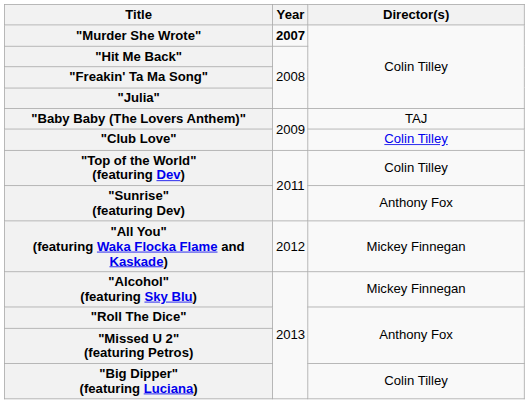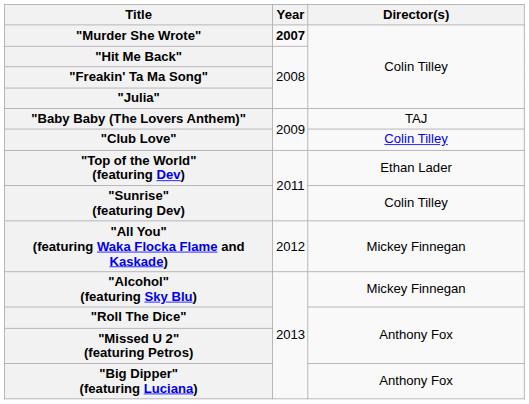(416, 167) Colin Tilley -> (416, 167) Ethan Lader
(416, 203) Anthony Fox -> (416, 203) Colin Tilley
(416, 381) Colin Tilley -> (416, 381) Anthony Fox
